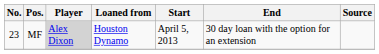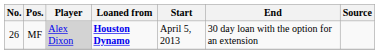(14, 35) 23 -> (14, 35) 26
(111, 35) normal -> (112, 35) bold
